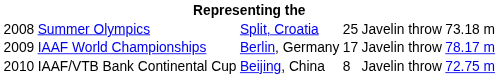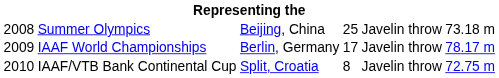(279, 29) Split, Croatia -> (282, 29) Beijing, China
(282, 67) Beijing, China -> (279, 67) Split, Croatia
